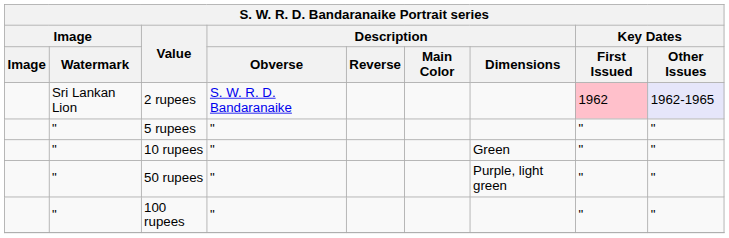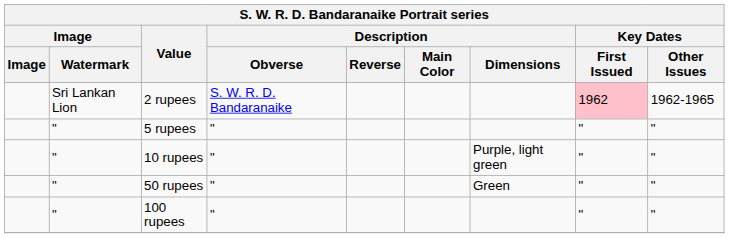(682, 100) lavender background -> (682, 100) no background
(491, 150) Green -> (508, 157) Purple, light green
(508, 178) Purple, light green -> (491, 186) Green
